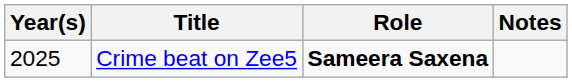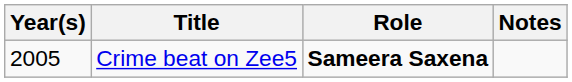(35, 58) 2025 -> (35, 58) 2005
